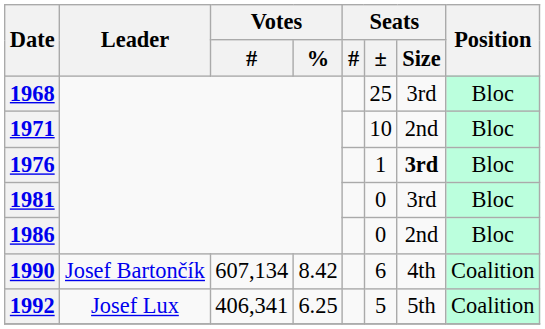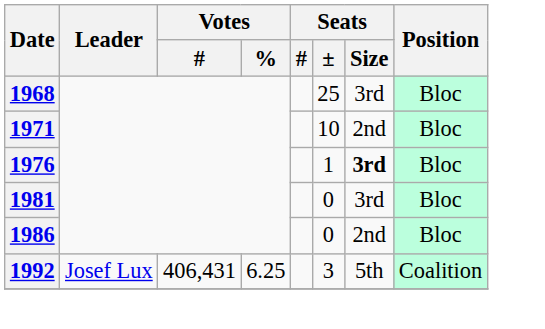- row: (32, 270)
(252, 306) 406,341 -> (199, 270) 406,431
(381, 306) 5 -> (328, 270) 3
